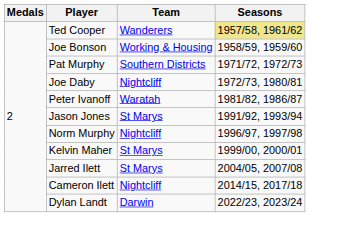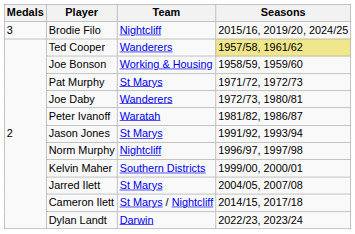+ row: (75, 30)
(163, 64) Southern Districts -> (141, 82) St Marys
(140, 82) Nightcliff -> (146, 99) Wanderers
(141, 151) St Marys -> (163, 168) Southern Districts
(140, 185) Nightcliff -> (166, 202) St Marys / Nightcliff
